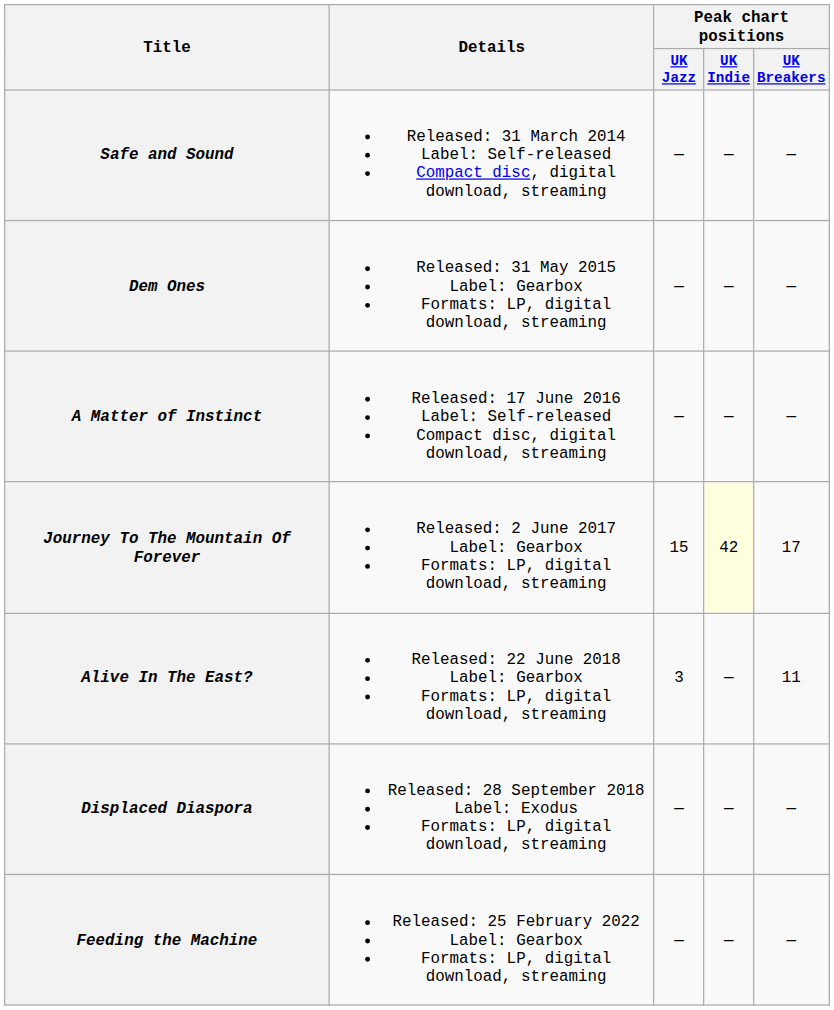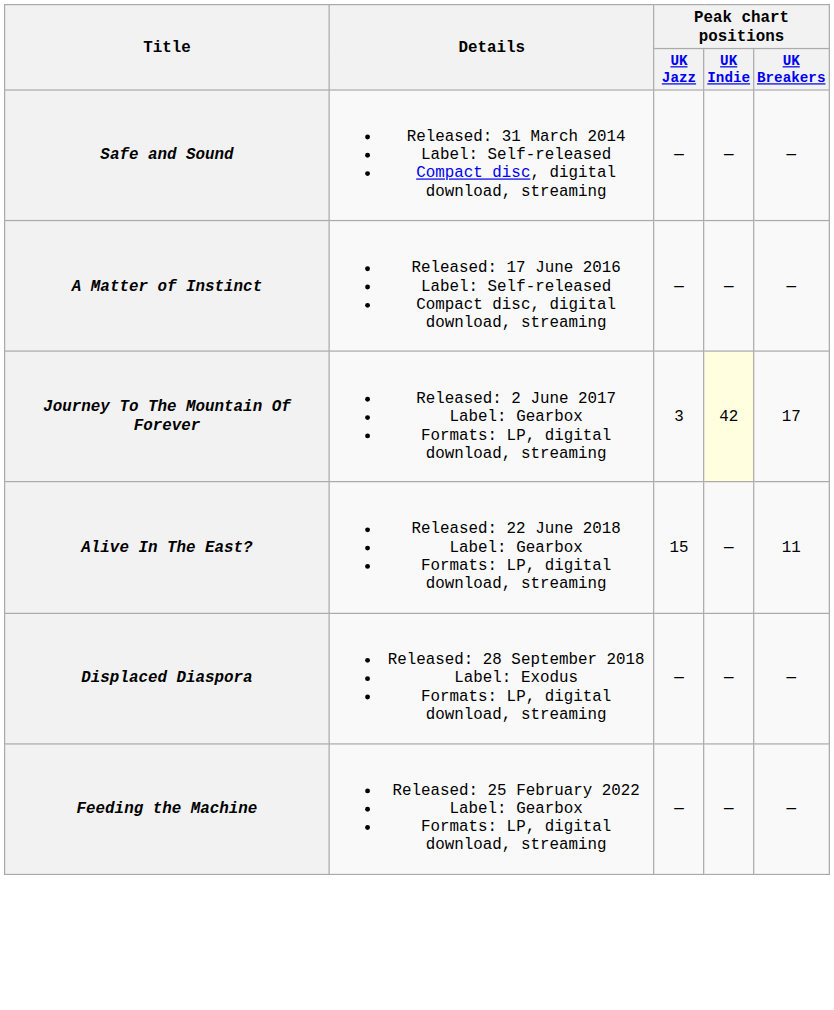- row: (167, 286)
(679, 548) 15 -> (679, 417) 3
(679, 678) 3 -> (679, 548) 15
